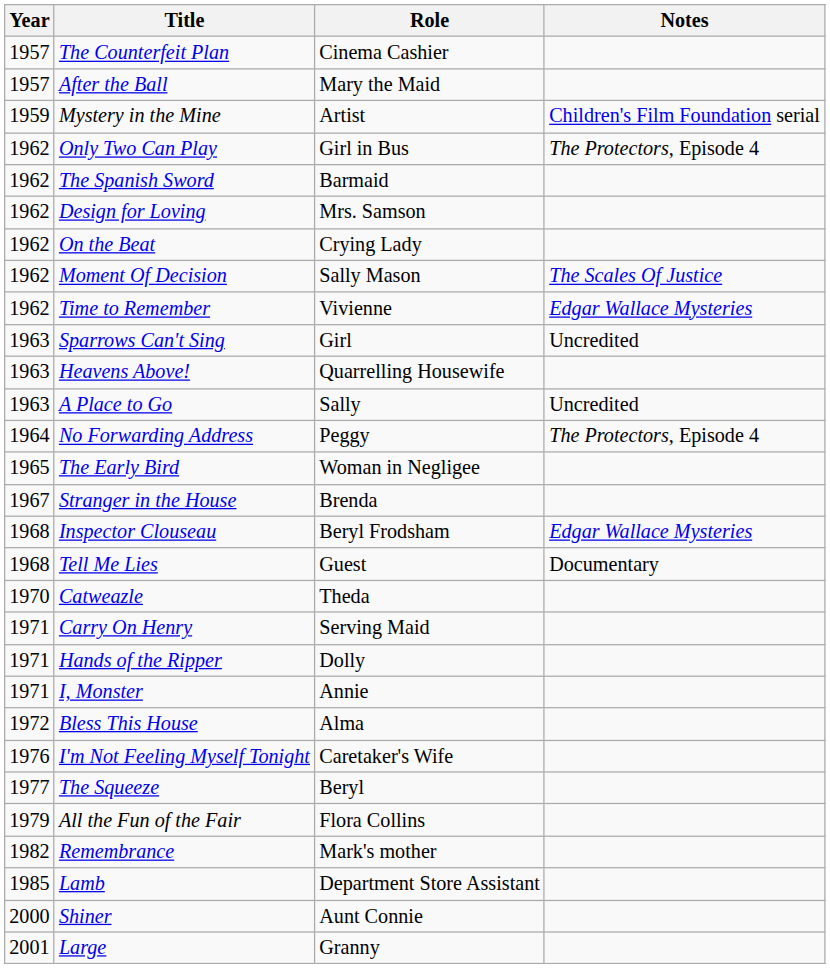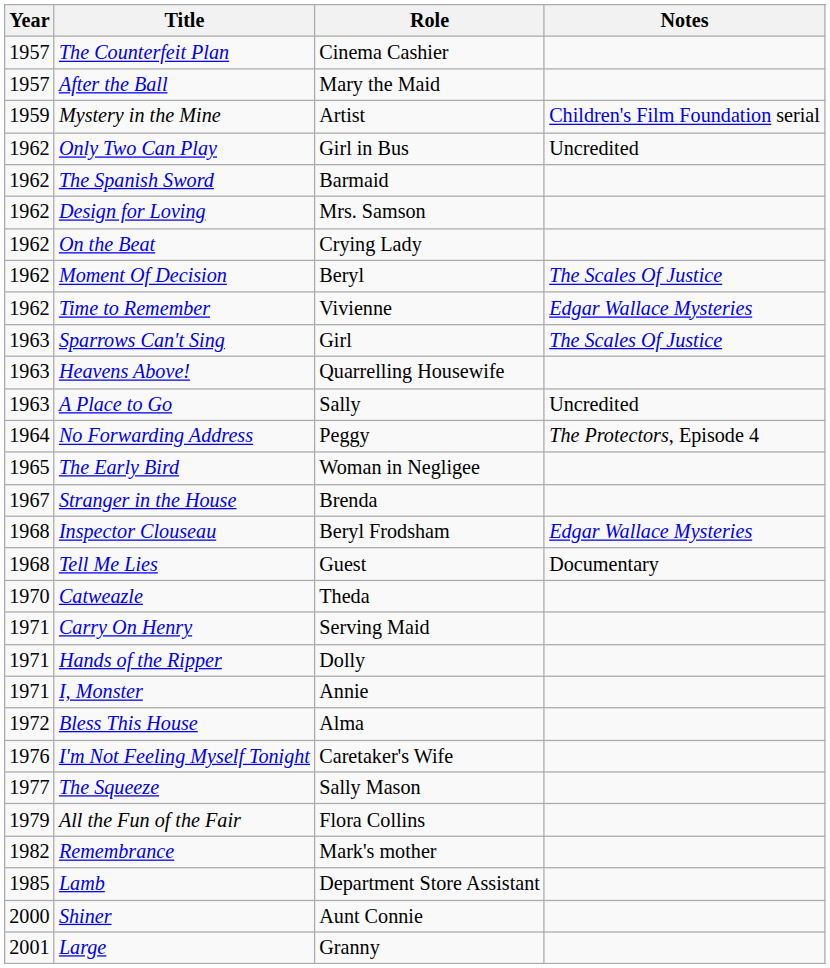(654, 148) The Protectors, Episode 4 -> (594, 148) Uncredited
(370, 276) Sally Mason -> (342, 276) Beryl
(594, 340) Uncredited -> (636, 340) The Scales Of Justice
(342, 787) Beryl -> (370, 787) Sally Mason
